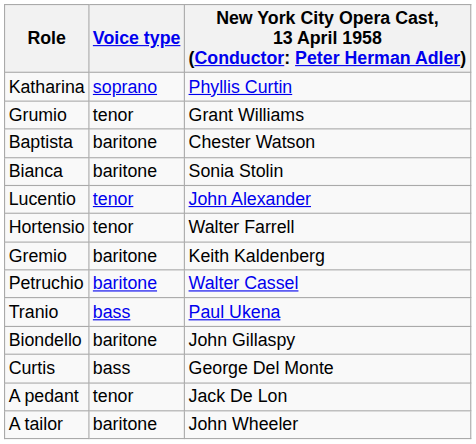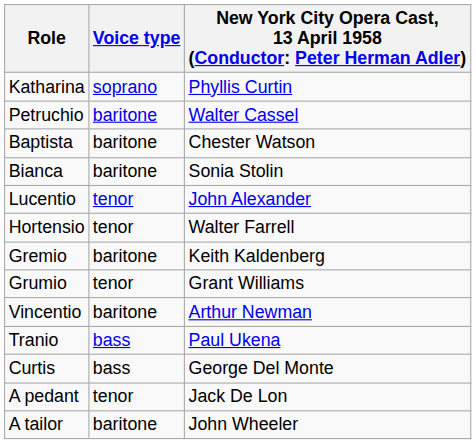rows swapped: (46, 283) <-> (38, 114)
+ row: (45, 312)
- row: (45, 340)
